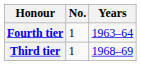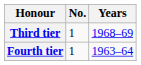rows swapped: (35, 51) <-> (35, 32)
